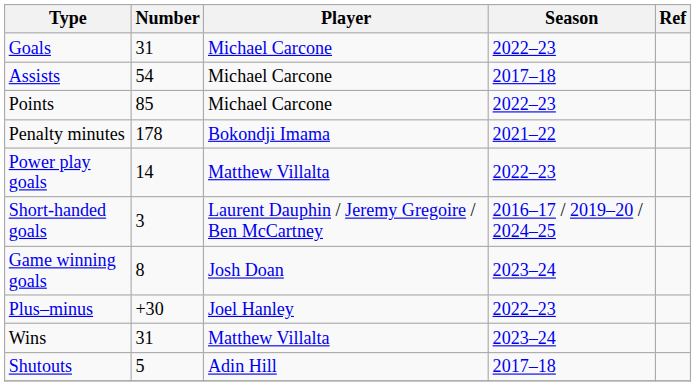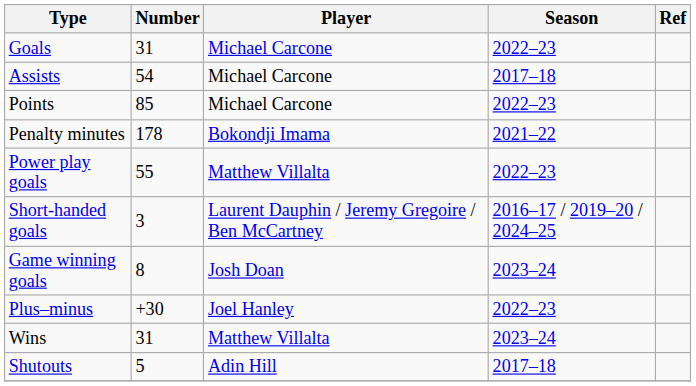(144, 172) 14 -> (144, 172) 55
